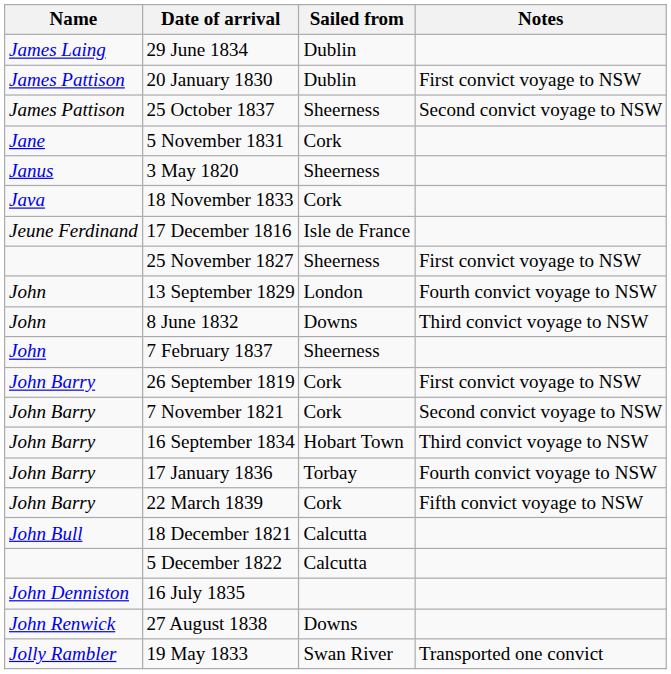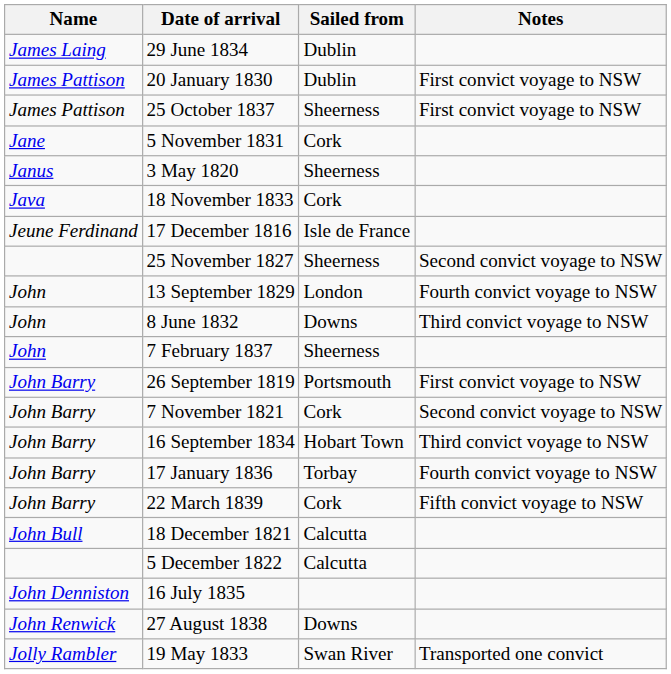(541, 110) Second convict voyage to NSW -> (530, 110) First convict voyage to NSW
(530, 261) First convict voyage to NSW -> (541, 261) Second convict voyage to NSW
(322, 381) Cork -> (347, 381) Portsmouth
